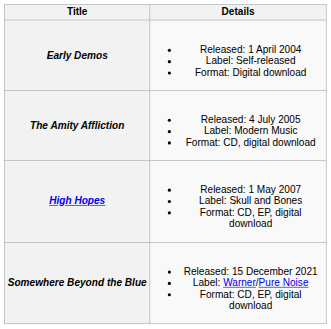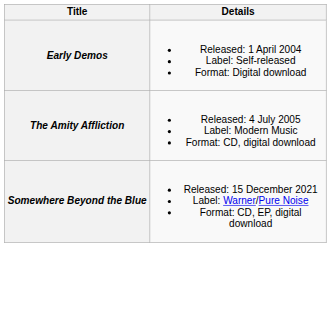- row: (77, 201)
